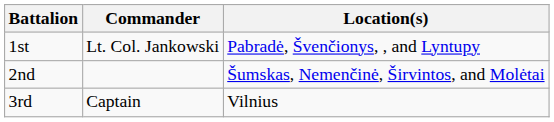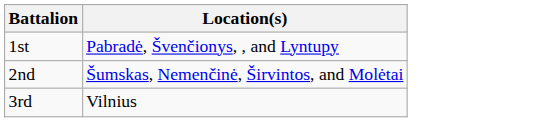- column: (153, 18)
